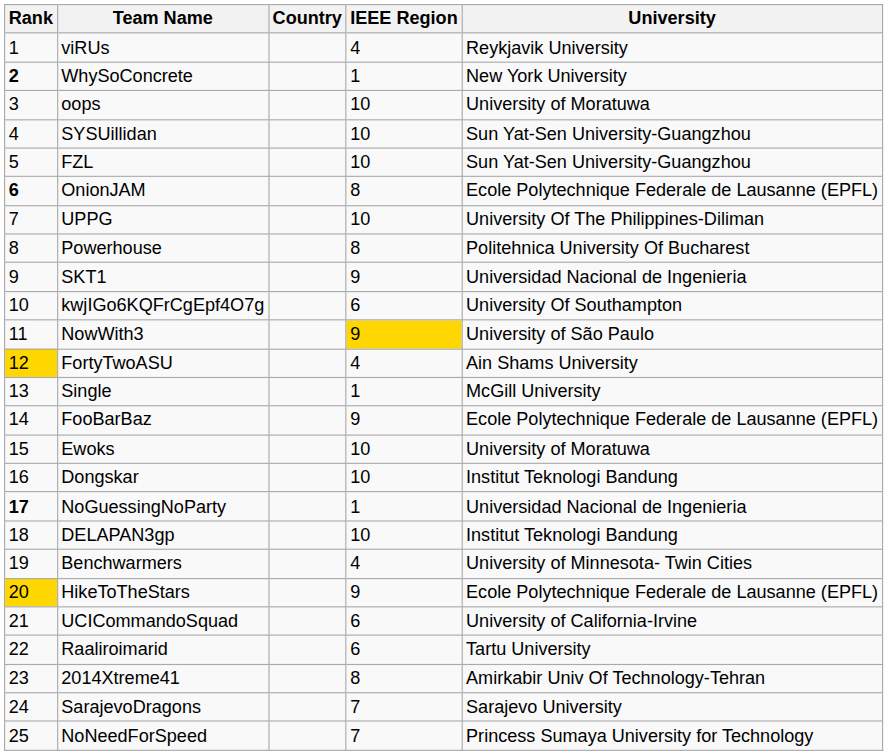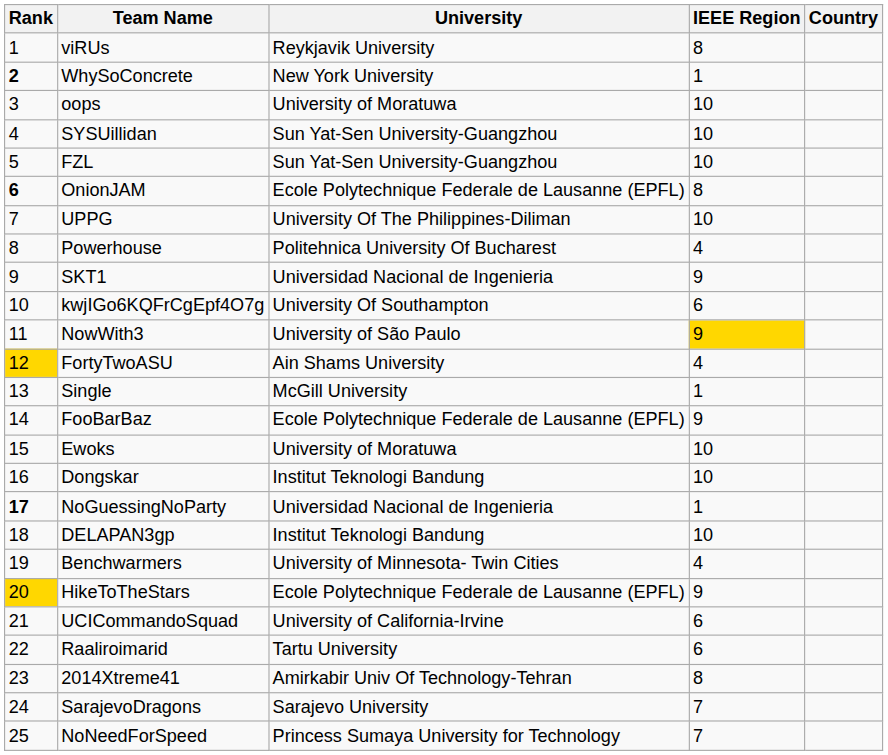columns swapped: (672, 18) <-> (307, 18)
(355, 47) 4 -> (698, 47) 8
(355, 248) 8 -> (698, 248) 4
